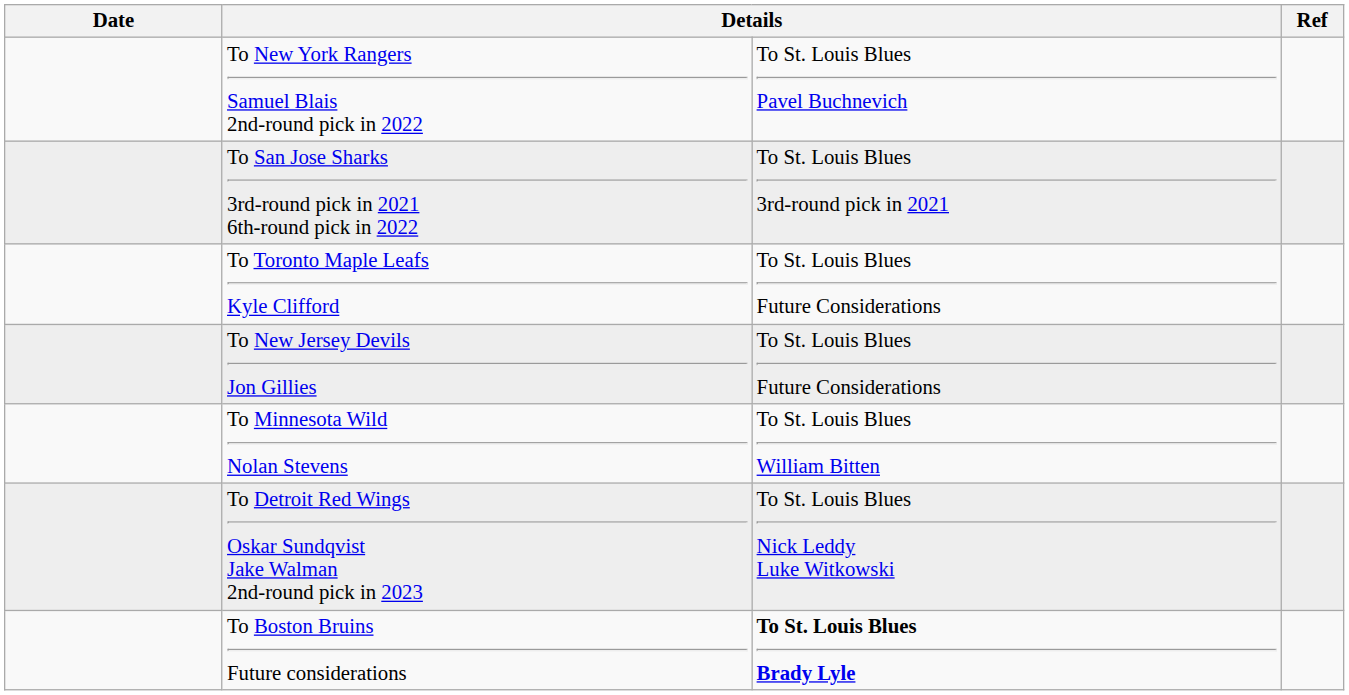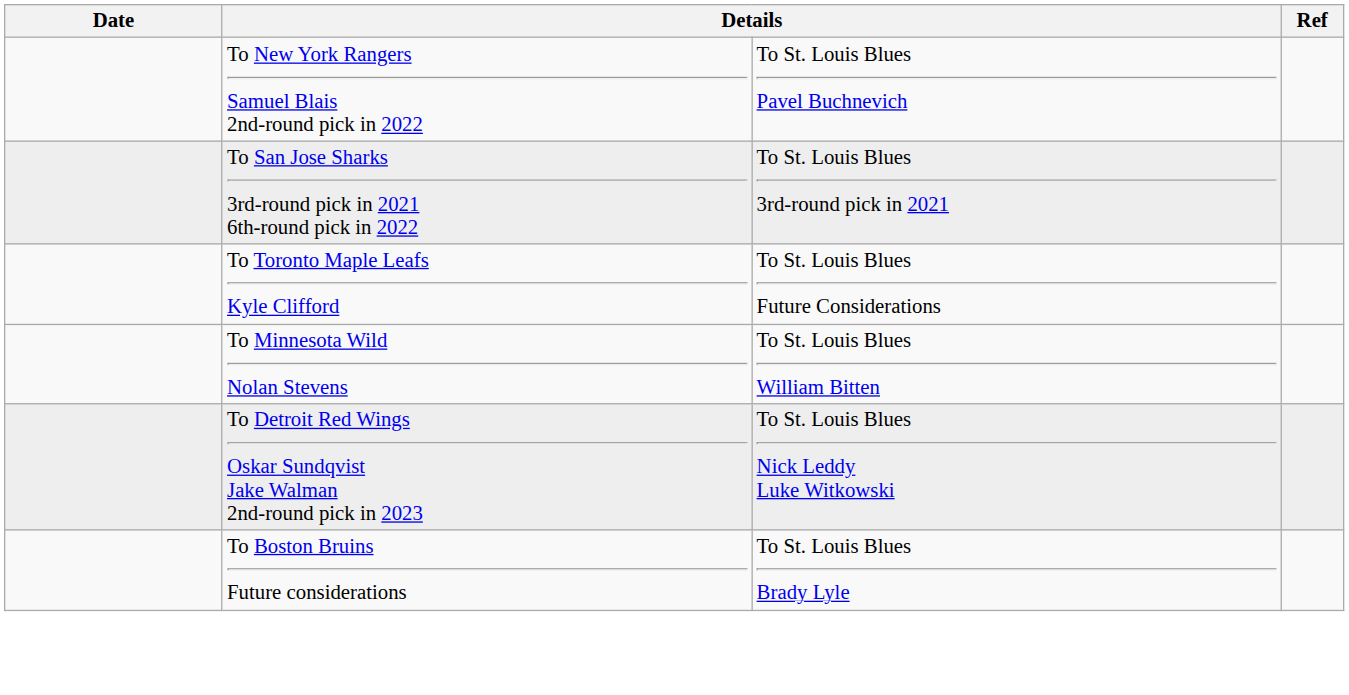- row: (487, 363)
(1017, 649) bold -> (1017, 569) normal
